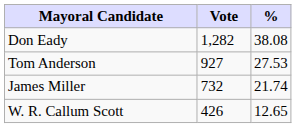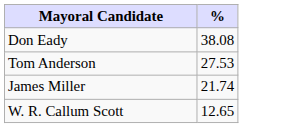- column: (224, 16)
